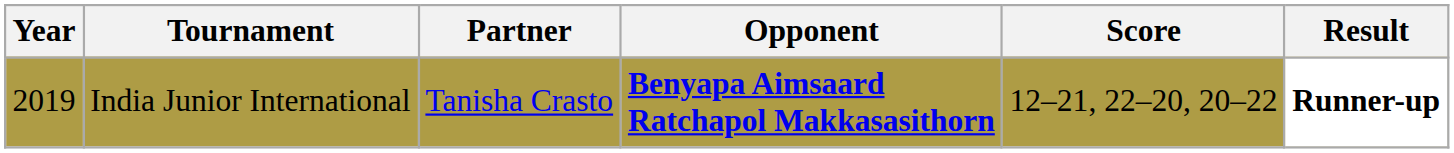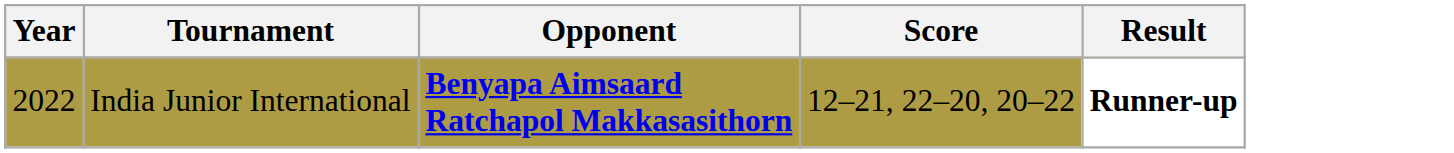- column: (519, 30)
(44, 101) 2019 -> (44, 101) 2022
